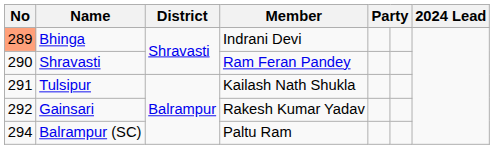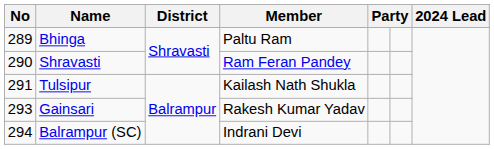(20, 39) lightsalmon background -> (20, 39) no background
(262, 39) Indrani Devi -> (257, 39) Paltu Ram
(20, 109) 292 -> (20, 109) 293
(257, 132) Paltu Ram -> (262, 132) Indrani Devi
